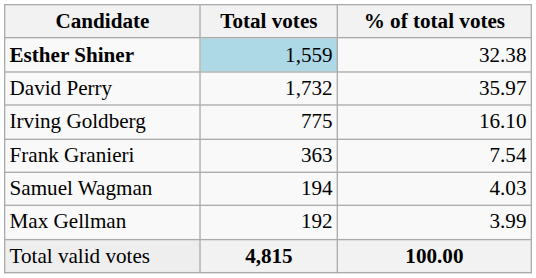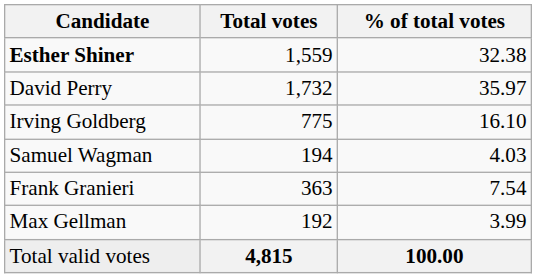(309, 54) lightblue background -> (309, 54) no background
rows swapped: (72, 155) <-> (81, 188)
